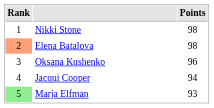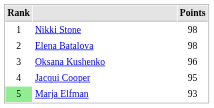(19, 46) lightsalmon background -> (19, 46) no background
(193, 78) 94 -> (193, 78) 95
